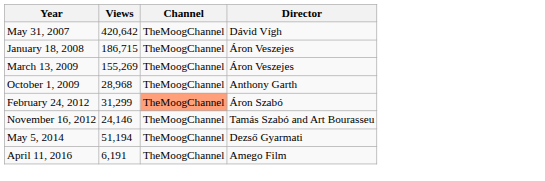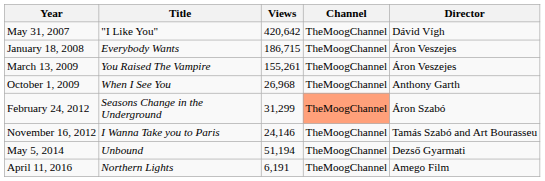+ column: (180, 13)
(120, 66) 155,269 -> (282, 66) 155,261
(117, 84) 28,968 -> (279, 84) 26,968
